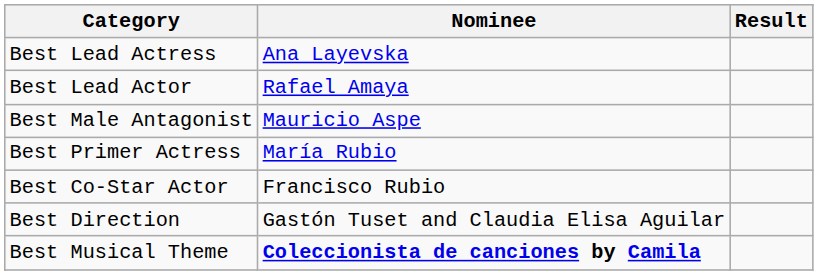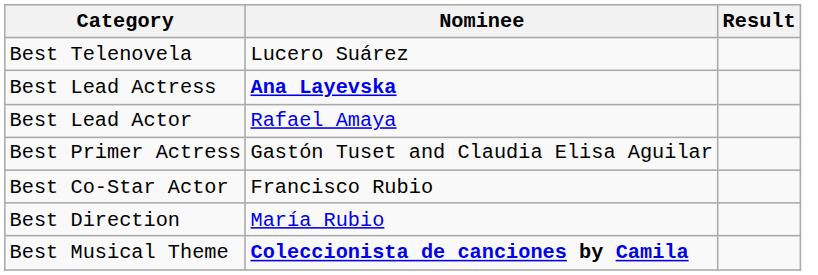+ row: (101, 54)
(336, 54) normal -> (324, 87) bold
- row: (131, 120)
(330, 154) María Rubio -> (482, 154) Gastón Tuset and Claudia Elisa Aguilar
(494, 220) Gastón Tuset and Claudia Elisa Aguilar -> (317, 220) María Rubio
